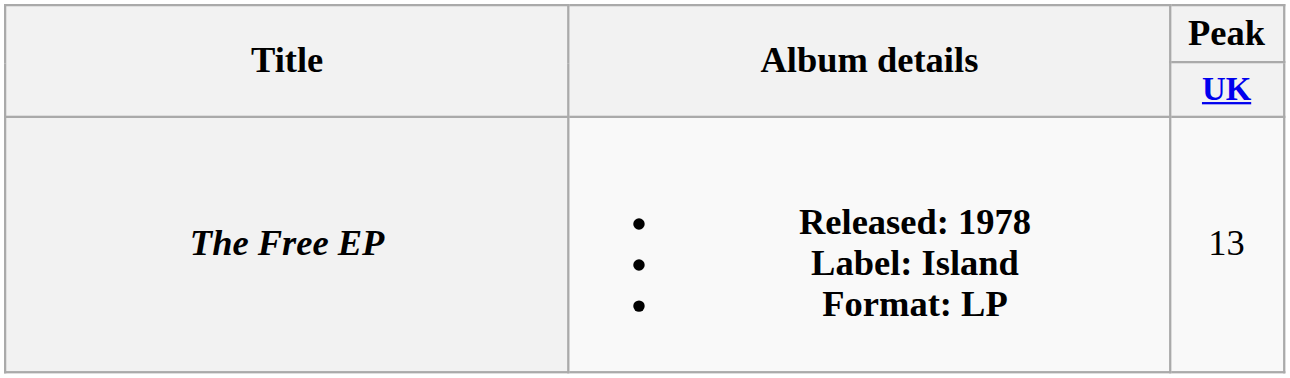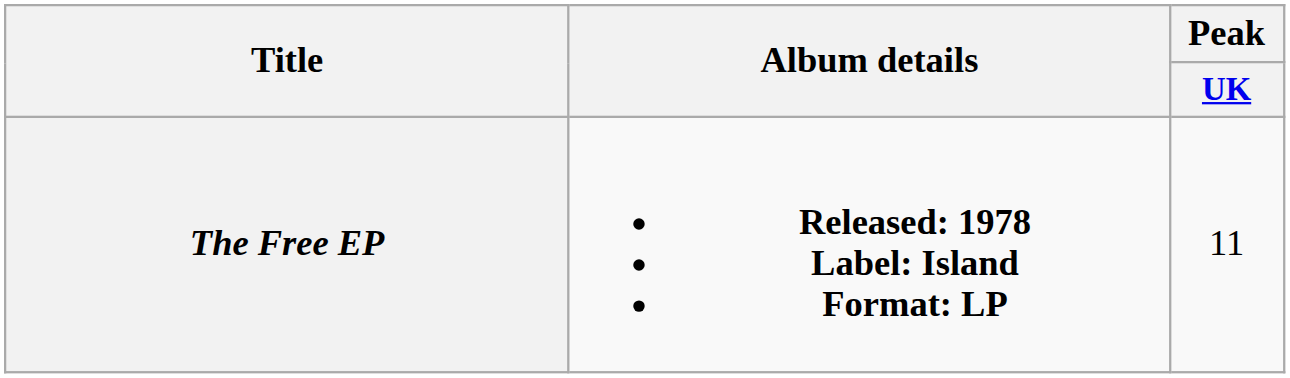(1227, 243) 13 -> (1227, 243) 11
